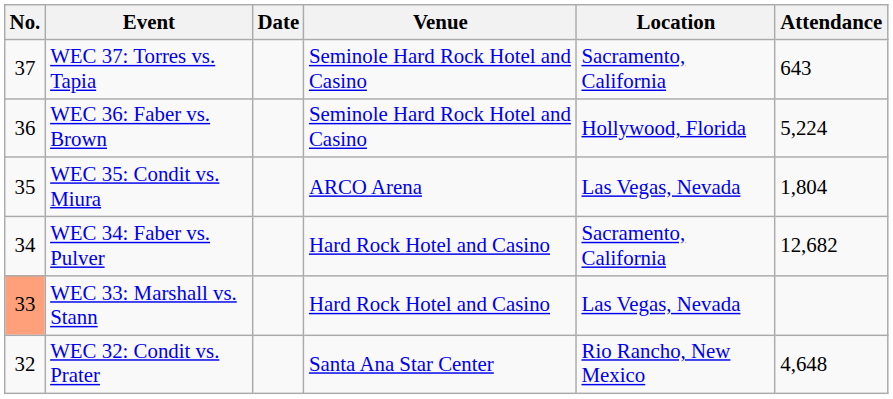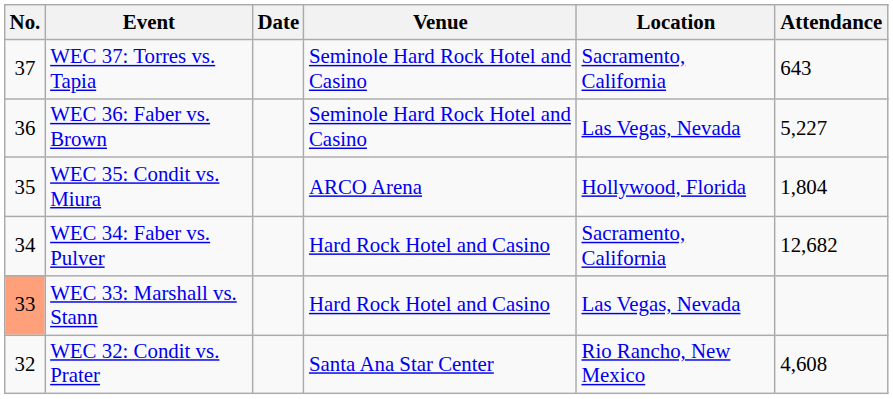(664, 127) Hollywood, Florida -> (661, 127) Las Vegas, Nevada
(804, 127) 5,224 -> (804, 127) 5,227
(661, 187) Las Vegas, Nevada -> (664, 187) Hollywood, Florida
(804, 364) 4,648 -> (804, 364) 4,608
